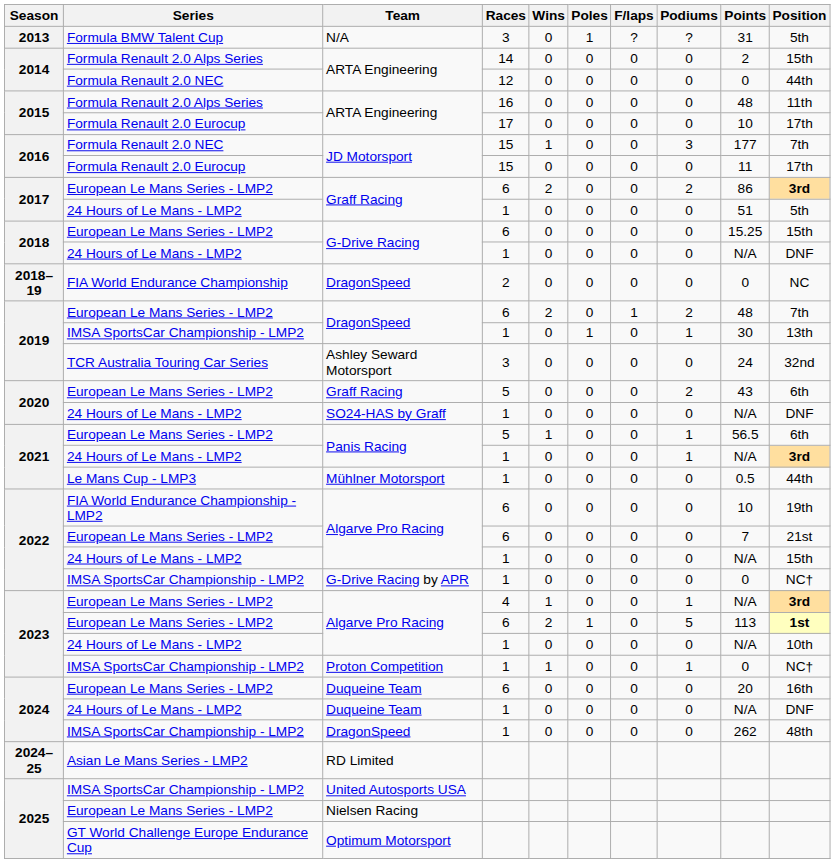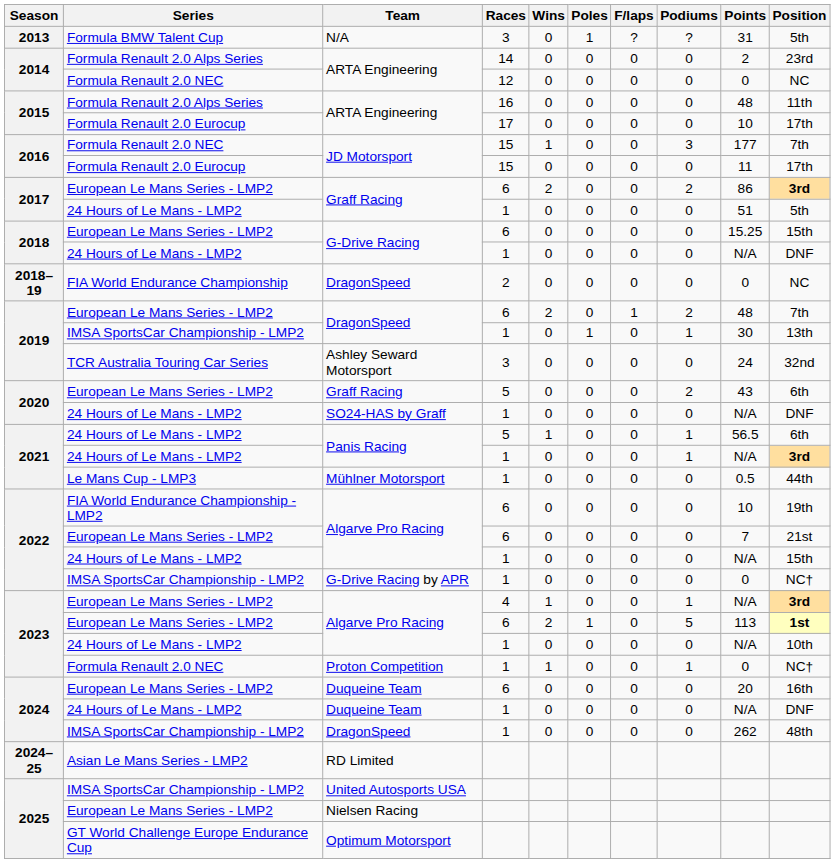(799, 59) 15th -> (799, 59) 23rd
(799, 81) 44th -> (799, 81) NC
(170, 435) European Le Mans Series - LMP2 -> (154, 435) 24 Hours of Le Mans - LMP2
(185, 666) IMSA SportsCar Championship - LMP2 -> (145, 666) Formula Renault 2.0 NEC
